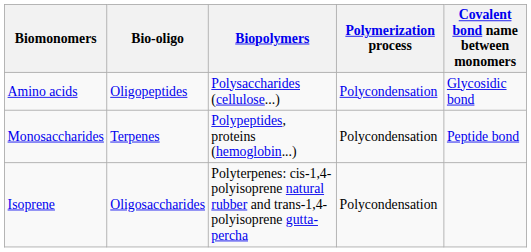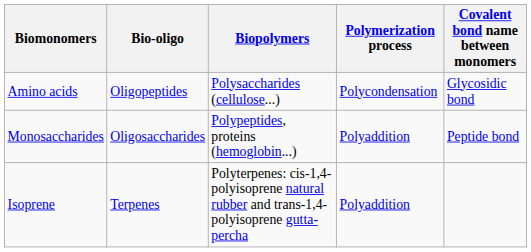(135, 136) Terpenes -> (158, 136) Oligosaccharides
(389, 136) Polycondensation -> (375, 136) Polyaddition
(158, 204) Oligosaccharides -> (135, 204) Terpenes
(389, 204) Polycondensation -> (375, 204) Polyaddition
